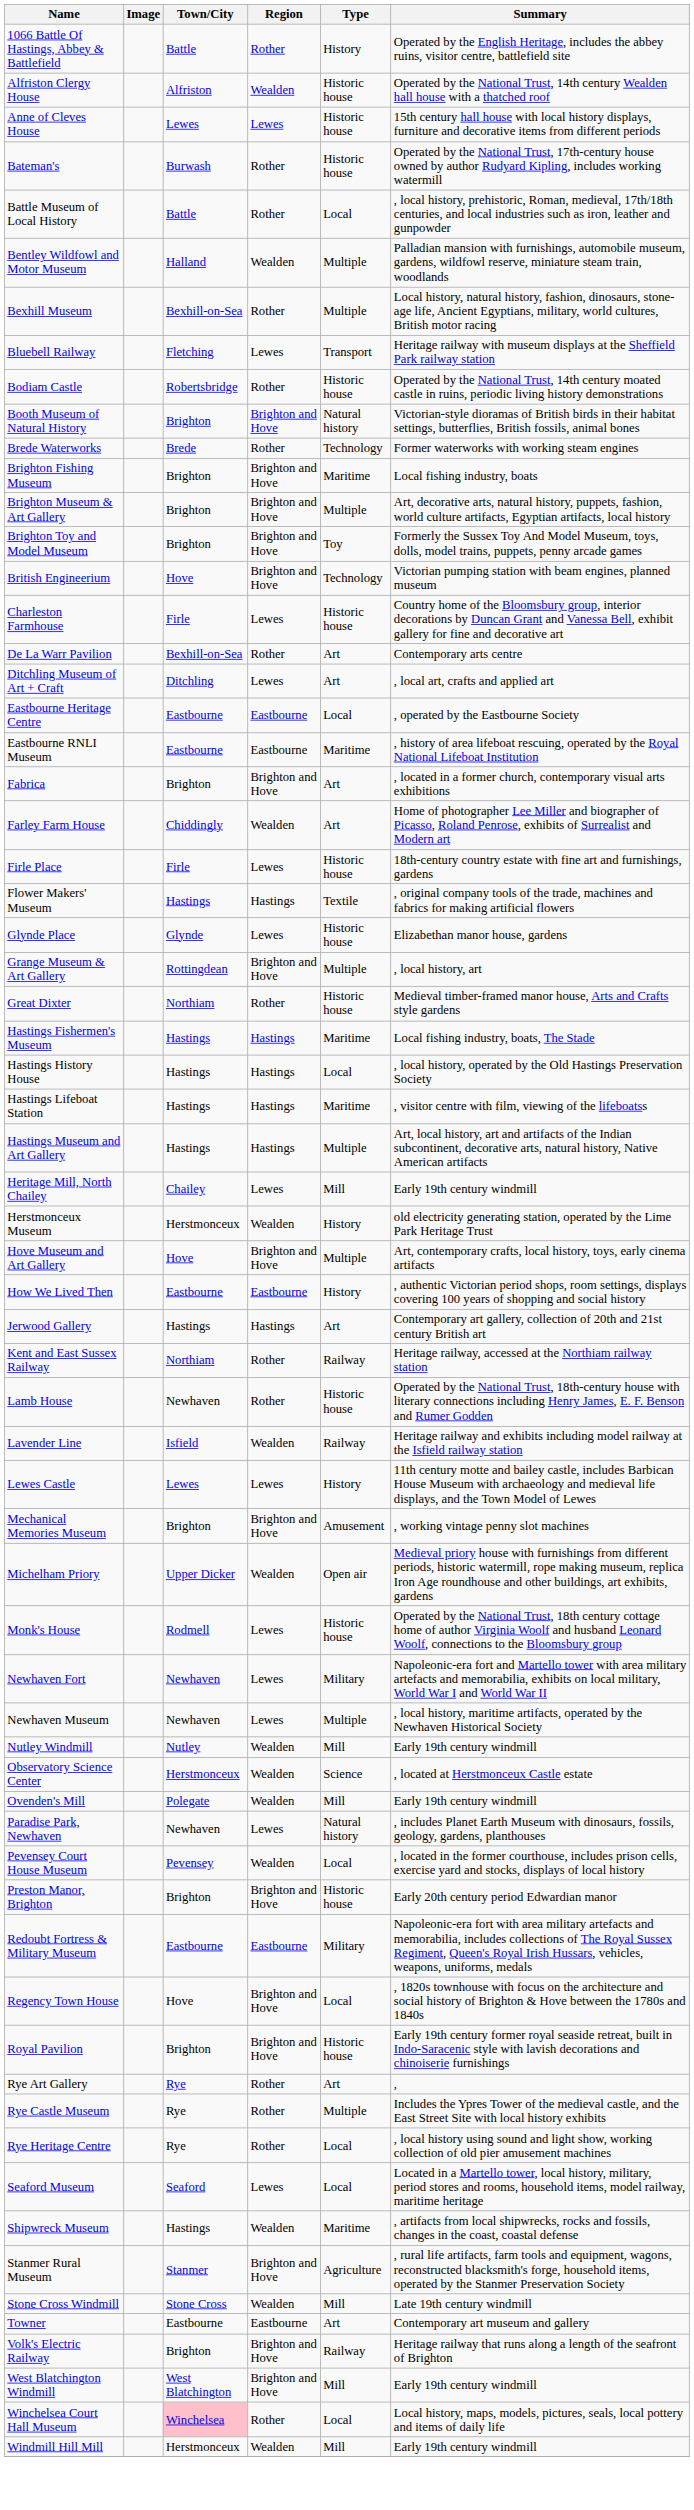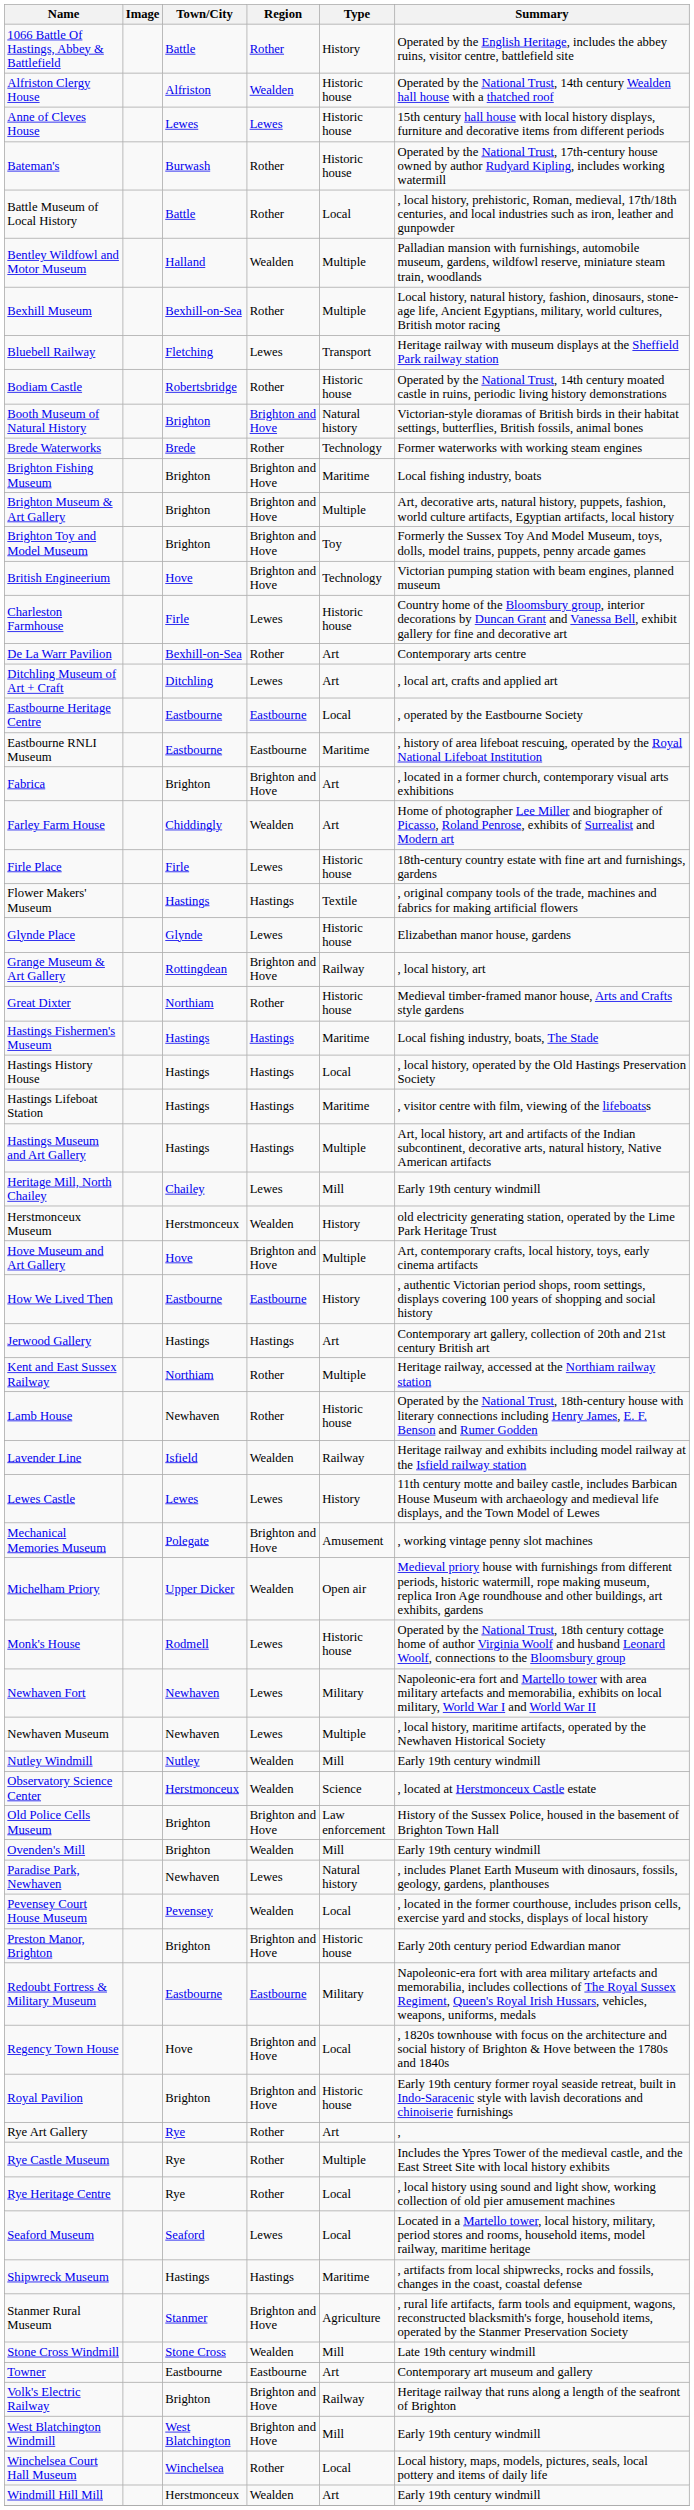(345, 969) Multiple -> (343, 969) Railway
(344, 1360) Railway -> (344, 1374) Multiple
(188, 1526) Brighton -> (187, 1540) Polegate
+ row: (49, 1822)
(188, 1801) Polegate -> (188, 1849) Brighton
(272, 2228) Wealden -> (272, 2276) Hastings
(195, 2419) pink background -> (194, 2468) no background
(334, 2446) Mill -> (331, 2495) Art
